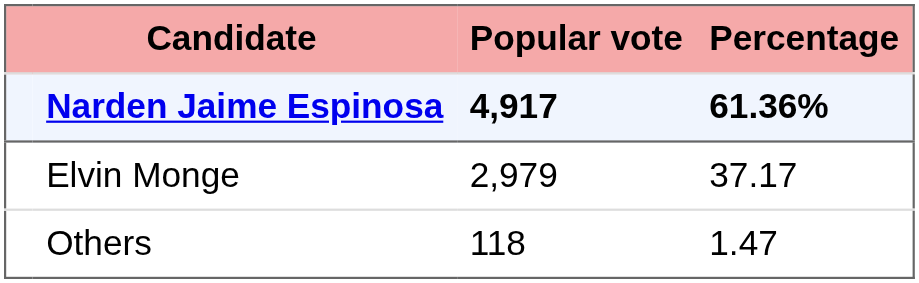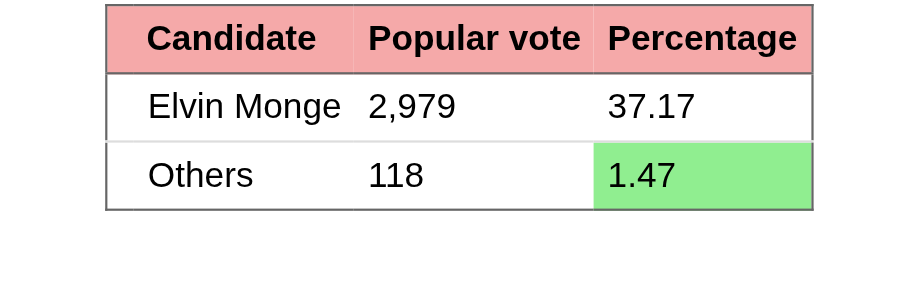- row: (245, 106)
(744, 243) no background -> (642, 174) lightgreen background
